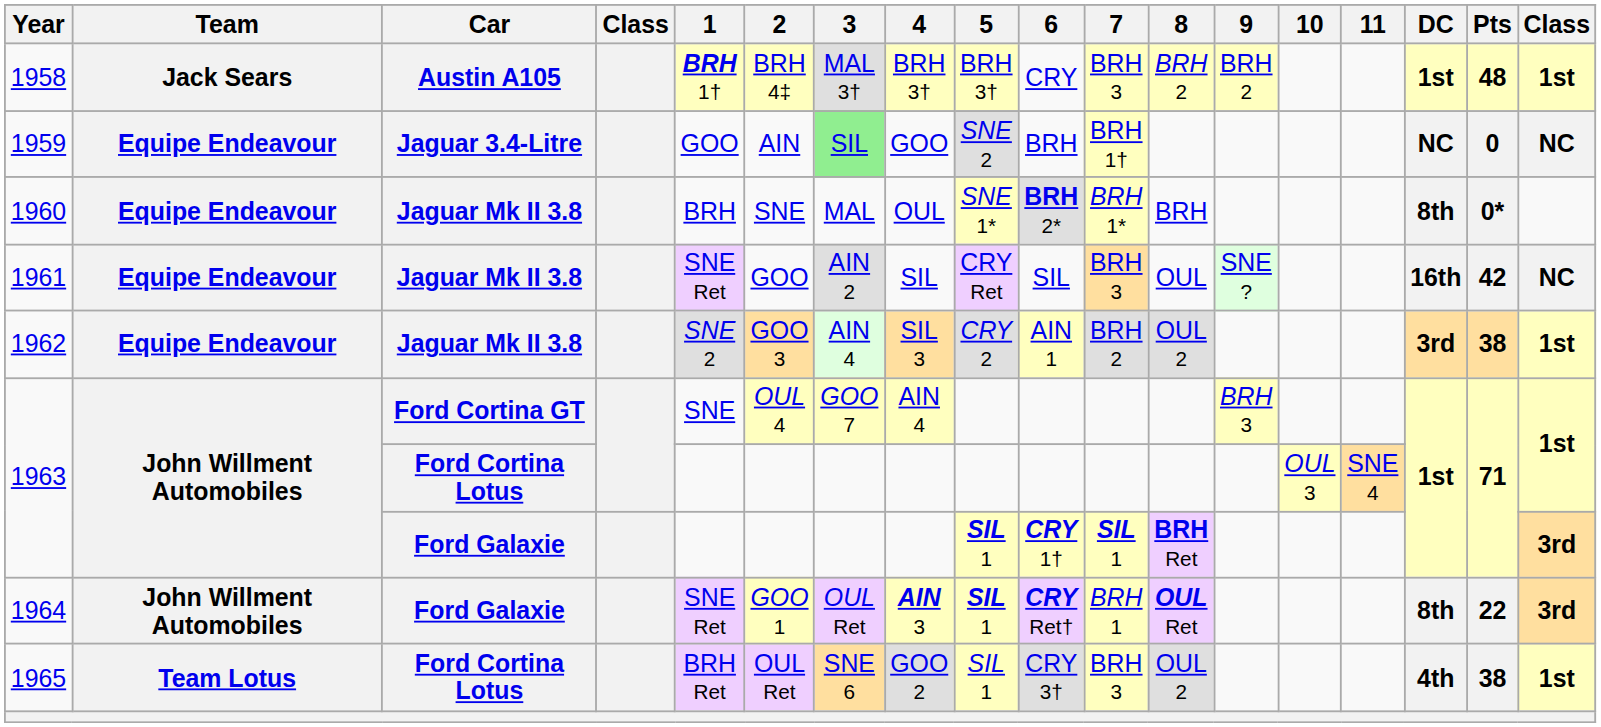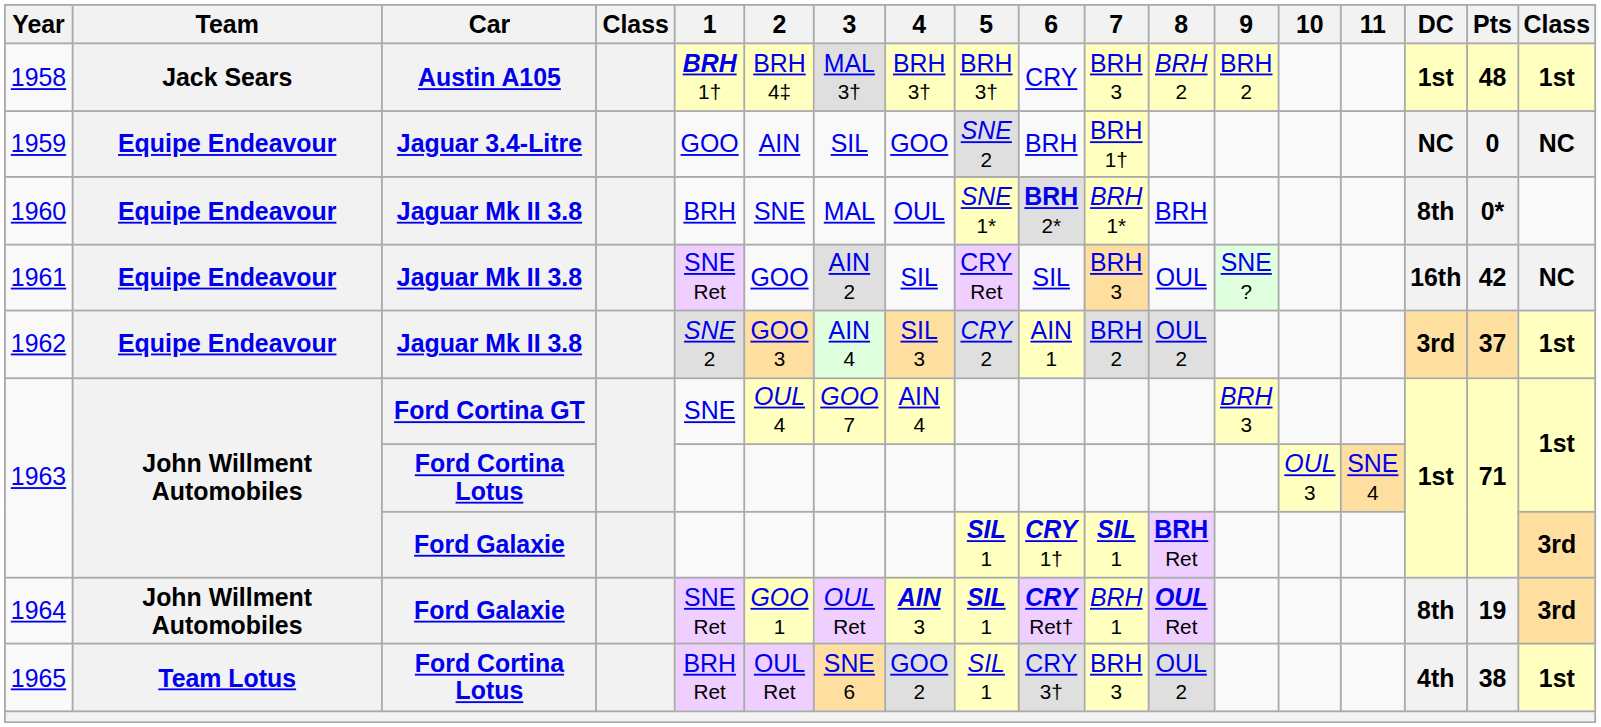(849, 144) lightgreen background -> (849, 144) no background
(1492, 344) 38 -> (1492, 344) 37
(1492, 611) 22 -> (1492, 611) 19
